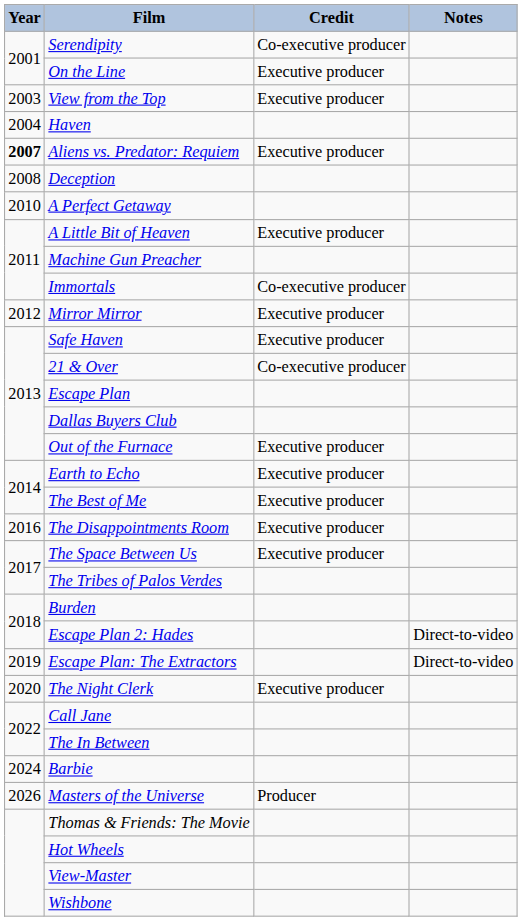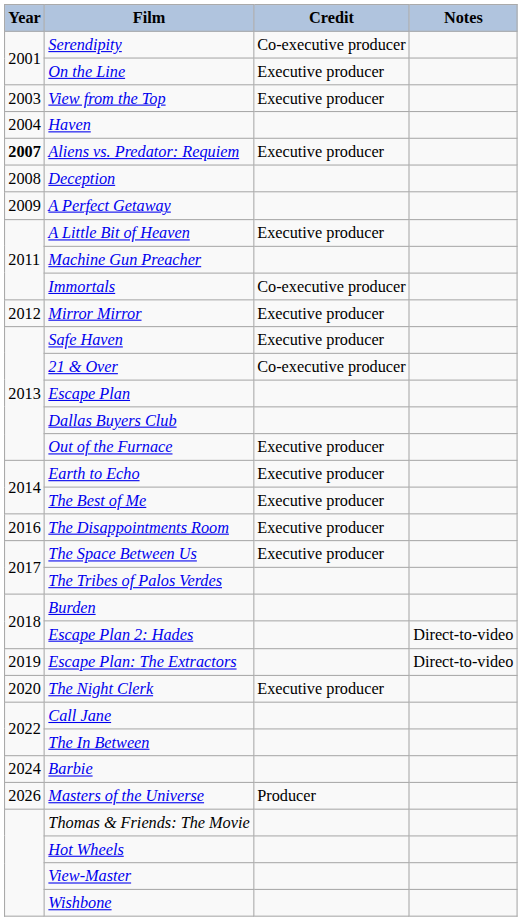(25, 205) 2010 -> (25, 205) 2009
